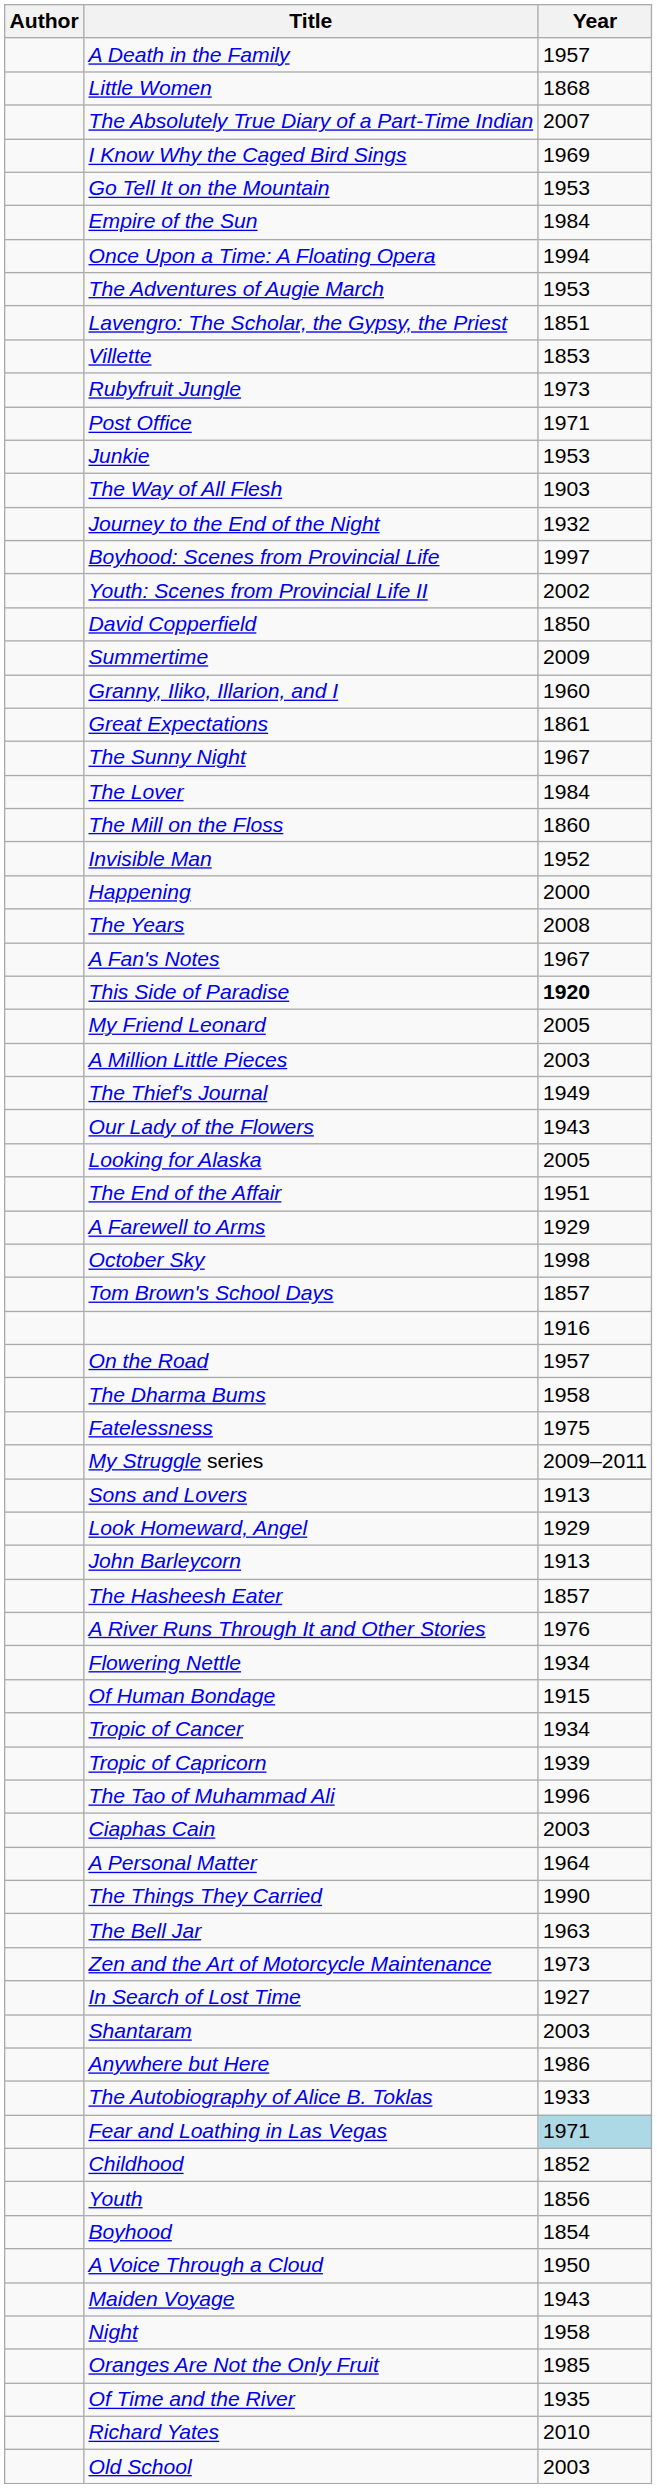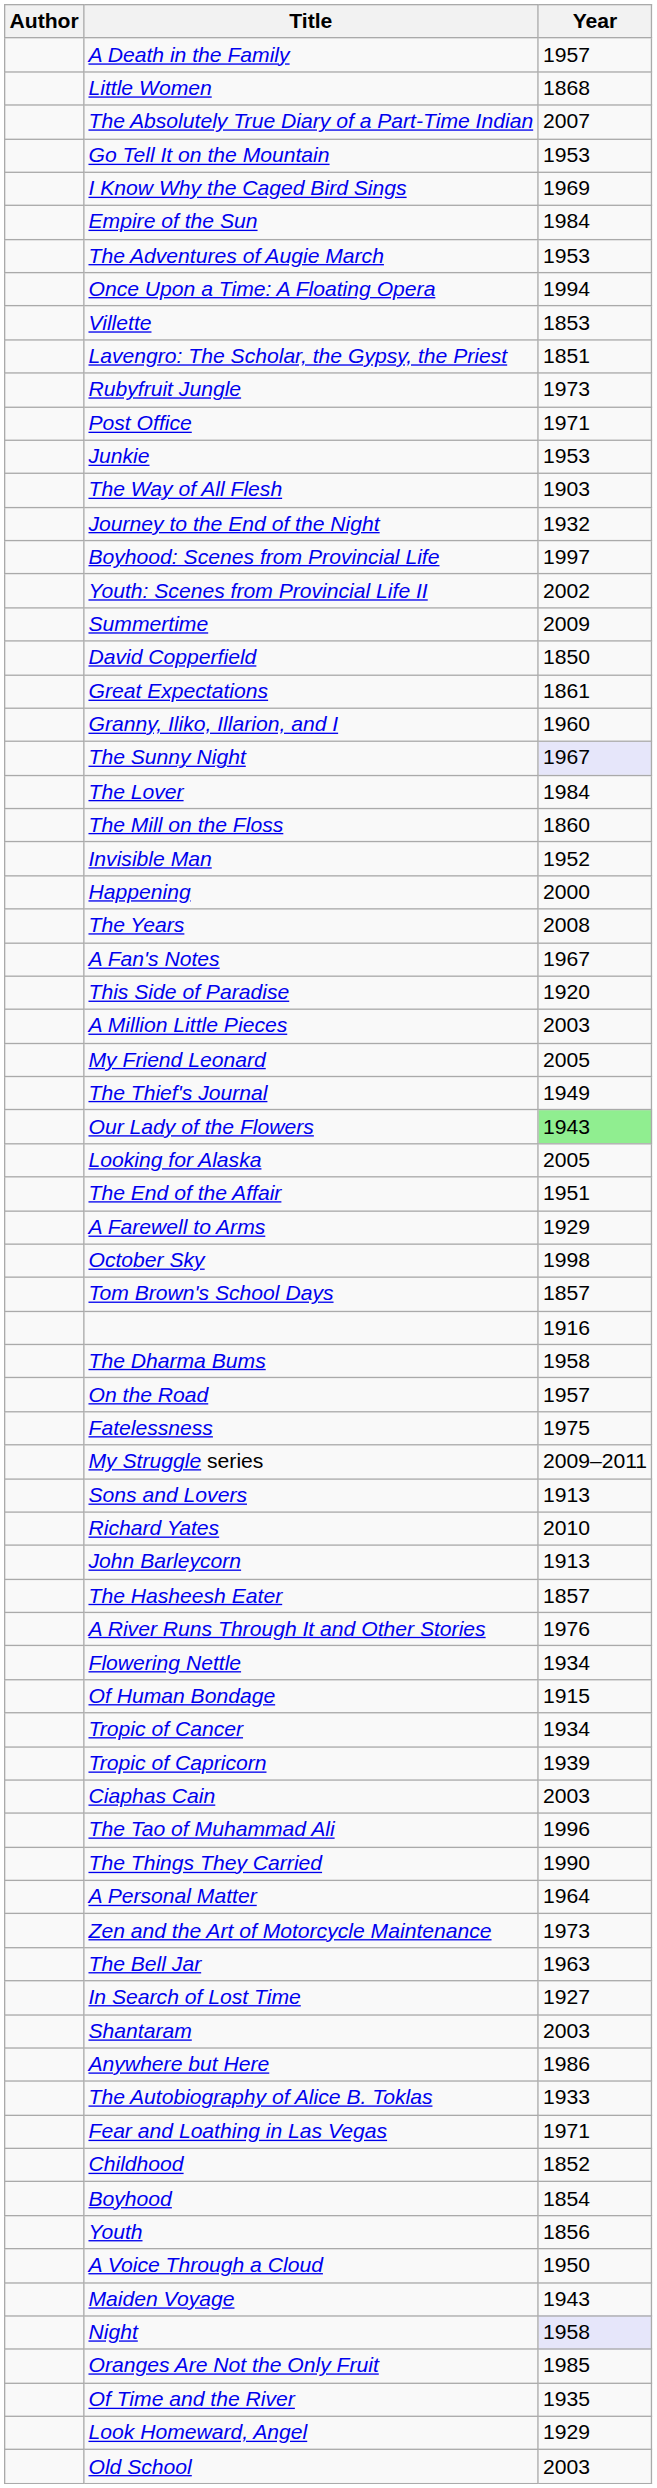rows swapped: (248, 155) <-> (209, 188)
rows swapped: (262, 255) <-> (236, 289)
rows swapped: (298, 322) <-> (120, 356)
rows swapped: (148, 657) <-> (172, 624)
rows swapped: (178, 724) <-> (213, 691)
(566, 758) no background -> (566, 758) lavender background
(566, 992) bold -> (566, 992) normal
rows swapped: (188, 1059) <-> (177, 1026)
(566, 1126) no background -> (566, 1126) lightgreen background
rows swapped: (148, 1361) <-> (177, 1394)
rows swapped: (154, 2432) <-> (198, 1528)
rows swapped: (212, 1796) <-> (152, 1829)
rows swapped: (205, 1896) <-> (173, 1863)
rows swapped: (290, 1963) <-> (145, 1930)
(566, 2131) lightblue background -> (566, 2131) no background
rows swapped: (130, 2231) <-> (115, 2198)
(566, 2332) no background -> (566, 2332) lavender background
